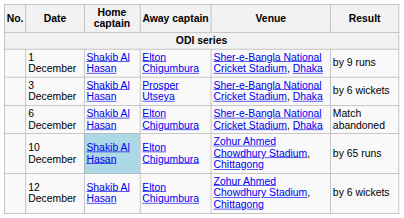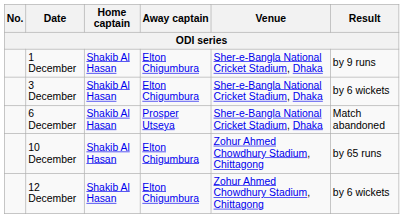(161, 91) Prosper Utseya -> (171, 91) Elton Chigumbura
(171, 119) Elton Chigumbura -> (161, 119) Prosper Utseya
(108, 153) lightblue background -> (108, 153) no background
